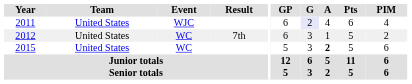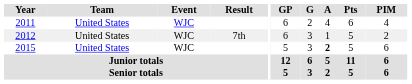(310, 23) lavender background -> (310, 23) no background
(184, 35) WC -> (184, 35) WJC
(184, 48) WC -> (184, 48) WJC
